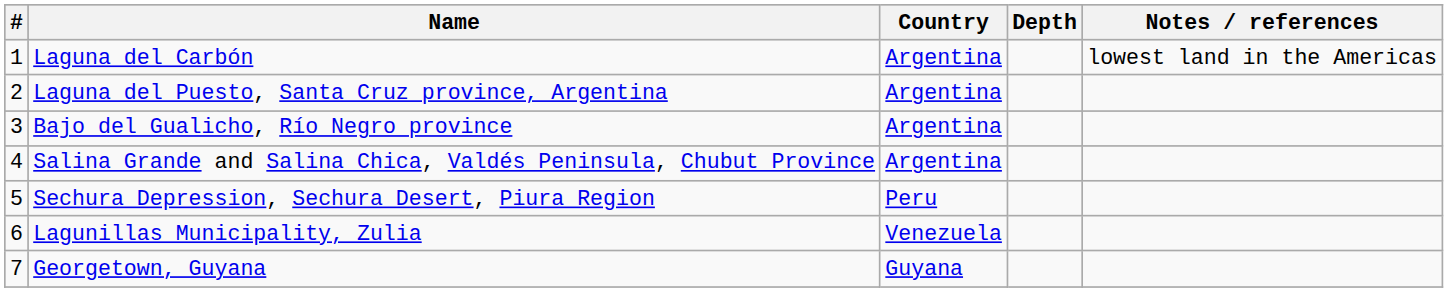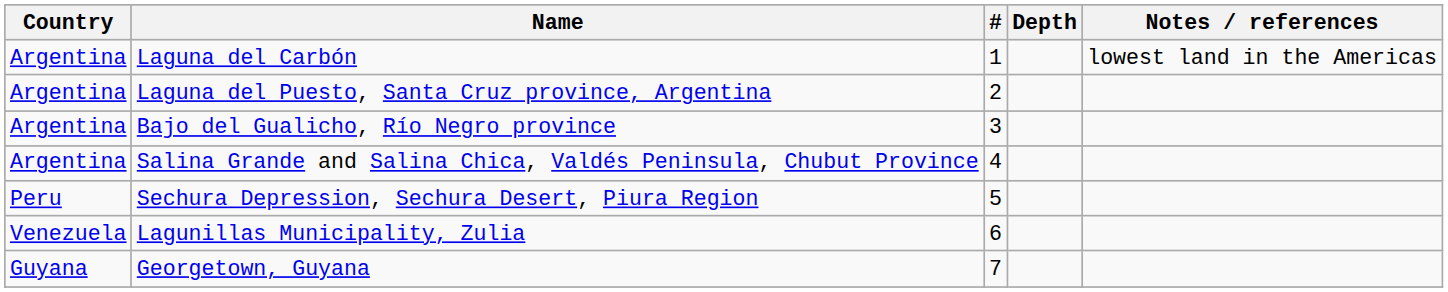columns swapped: (16, 22) <-> (944, 22)
